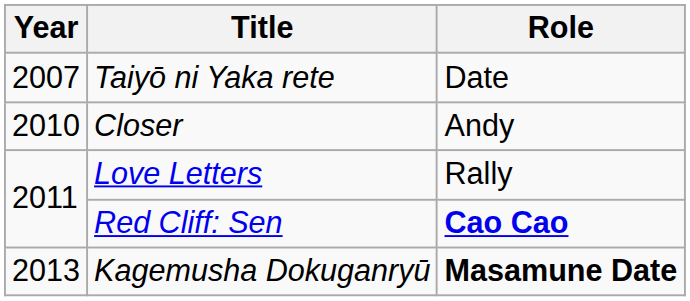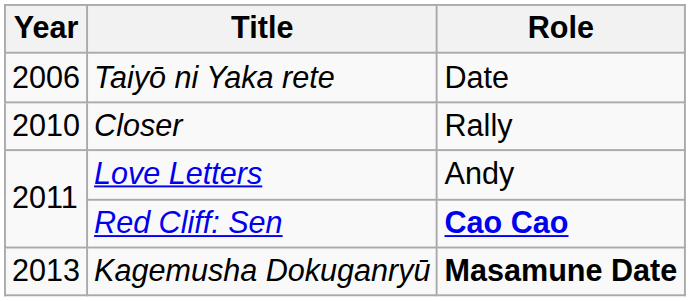(46, 77) 2007 -> (46, 77) 2006
(479, 125) Andy -> (478, 125) Rally
(478, 174) Rally -> (479, 174) Andy
